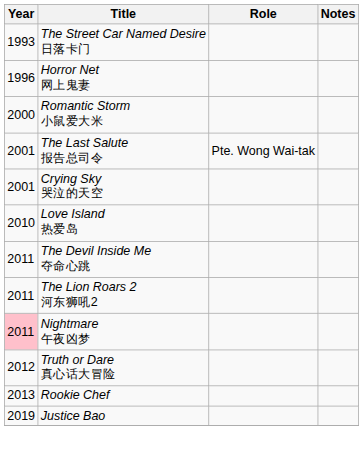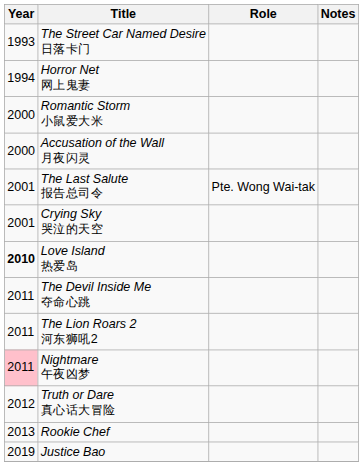(21, 78) 1996 -> (21, 78) 1994
+ row: (102, 150)
(21, 223) normal -> (21, 259) bold
